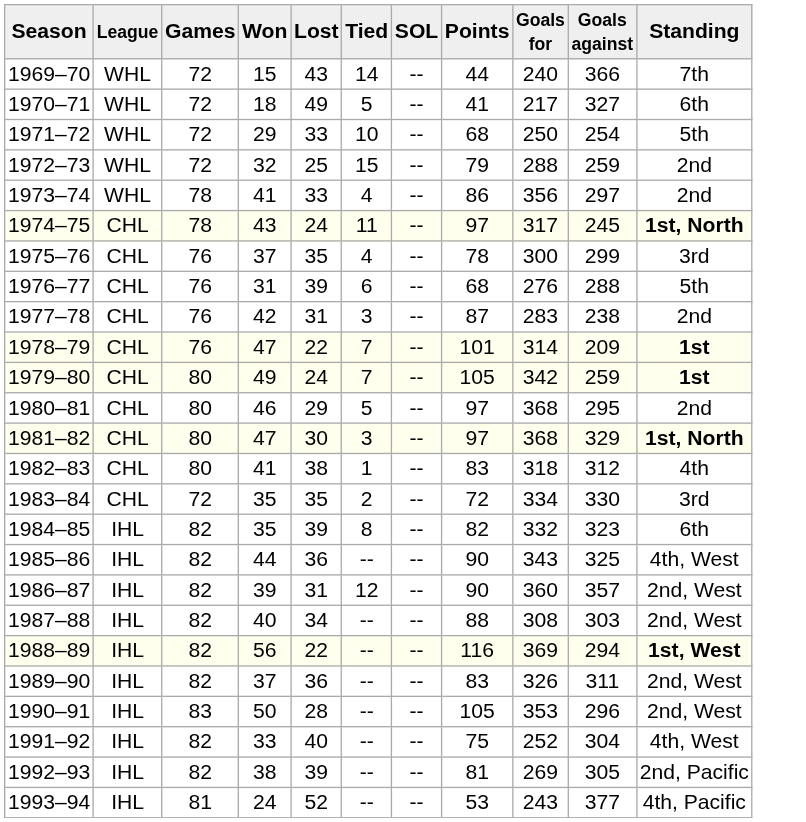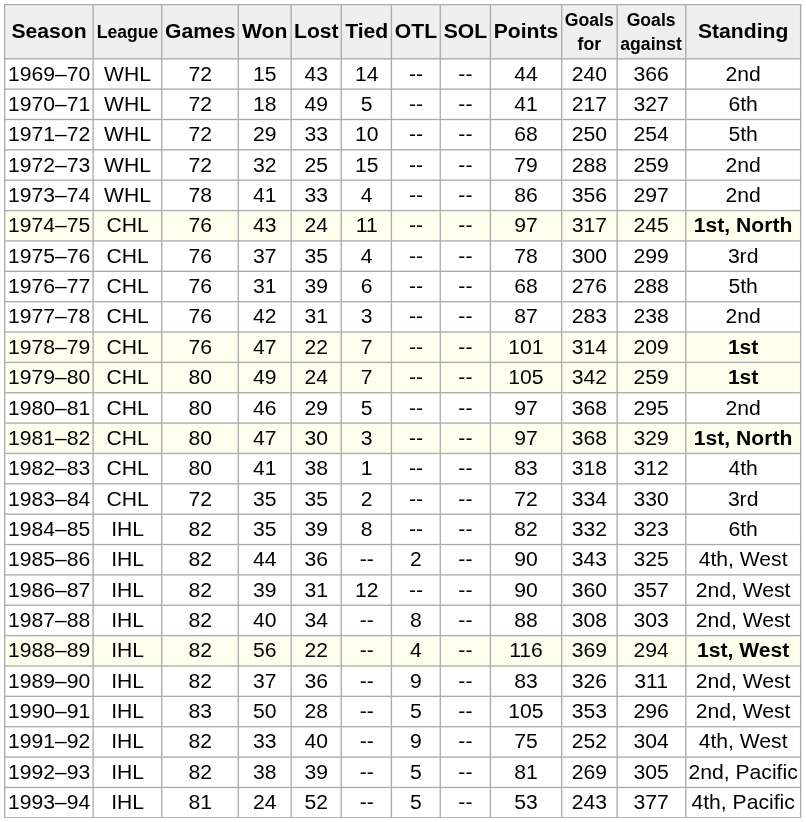+ column: (416, 31)
(694, 73) 7th -> (743, 73) 2nd
(200, 225) 78 -> (200, 225) 76
